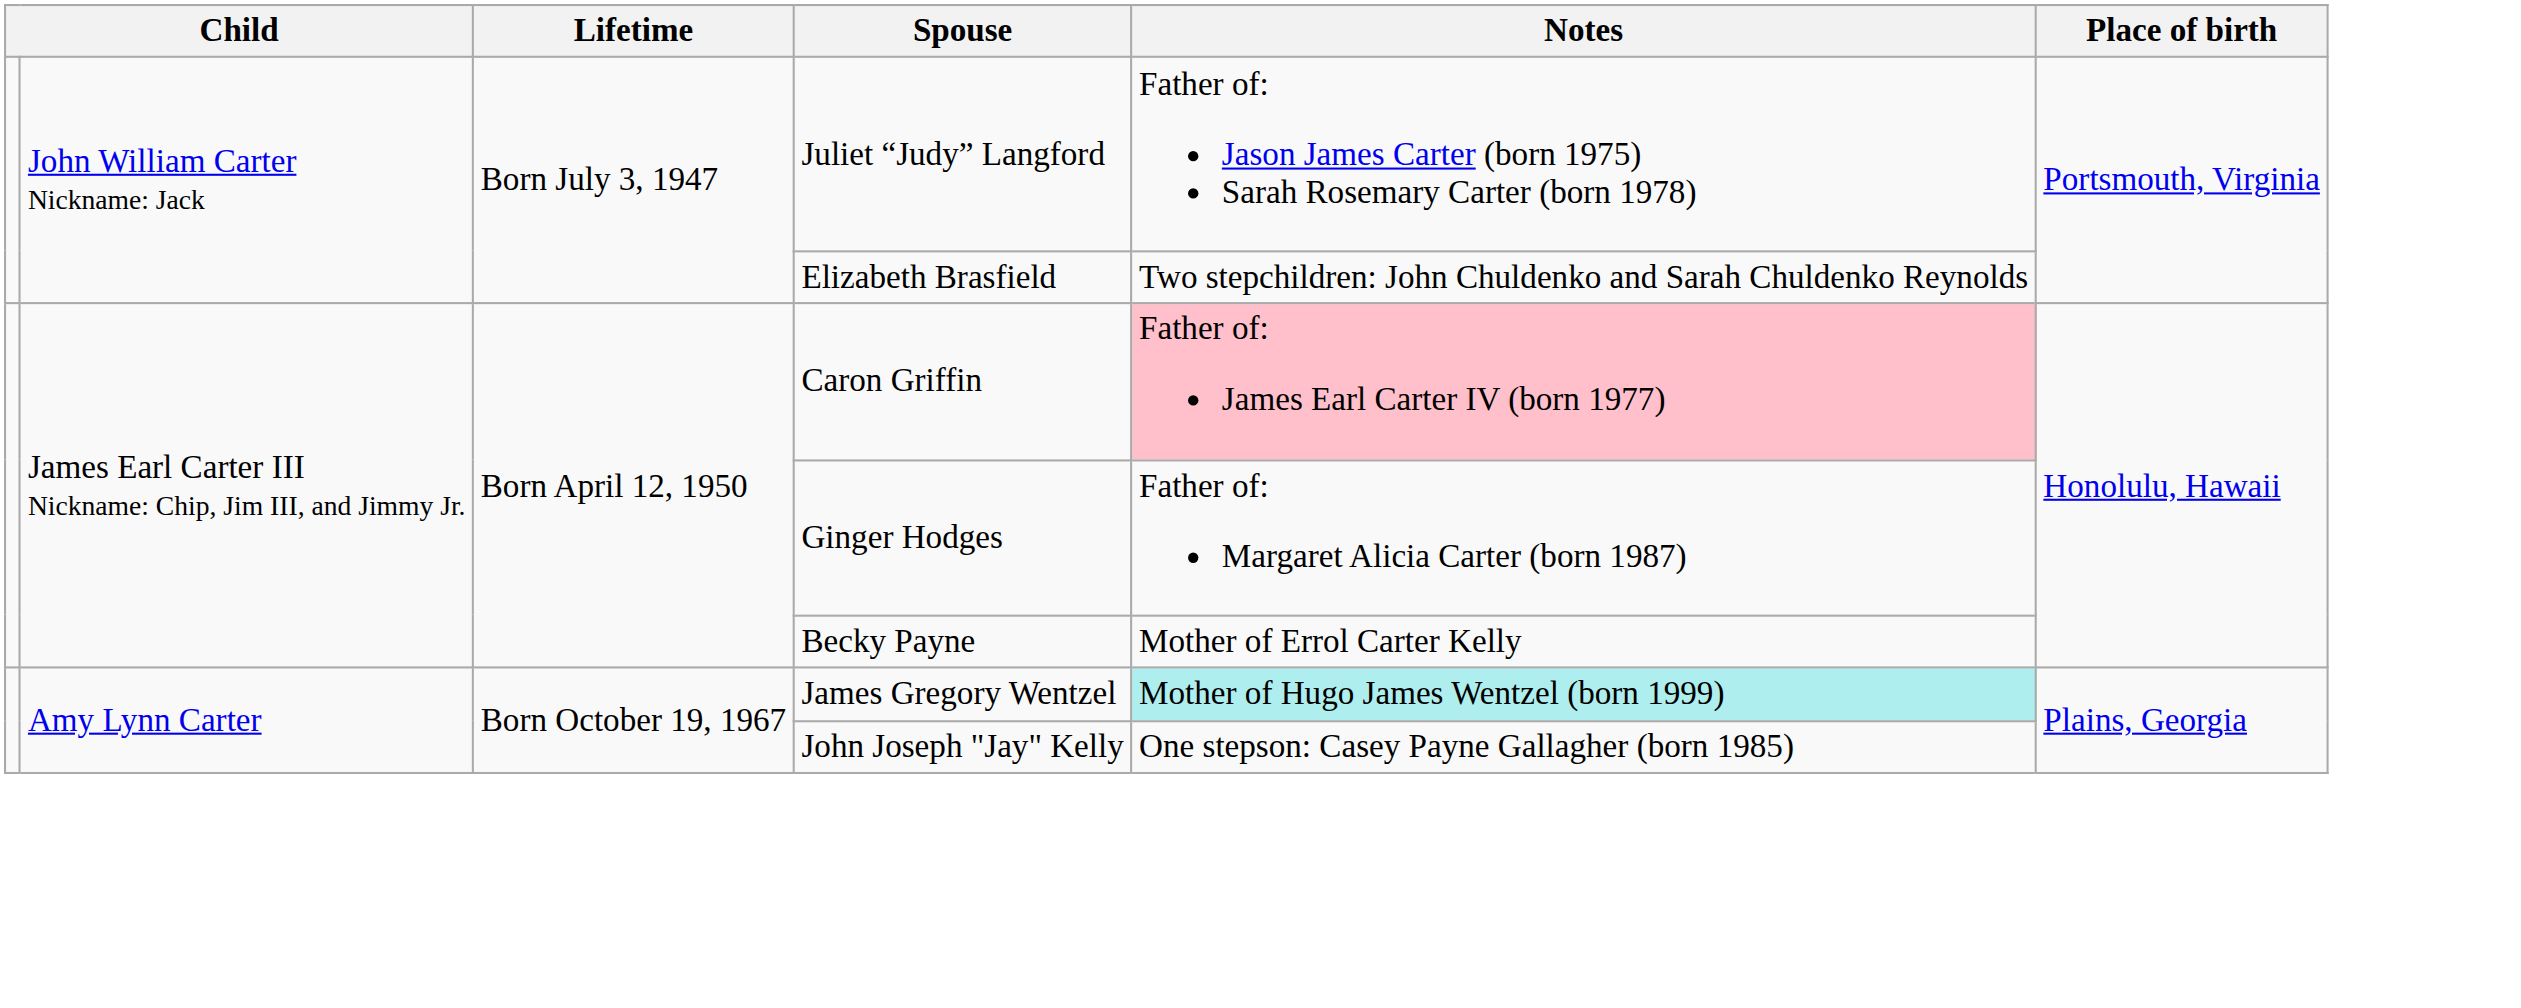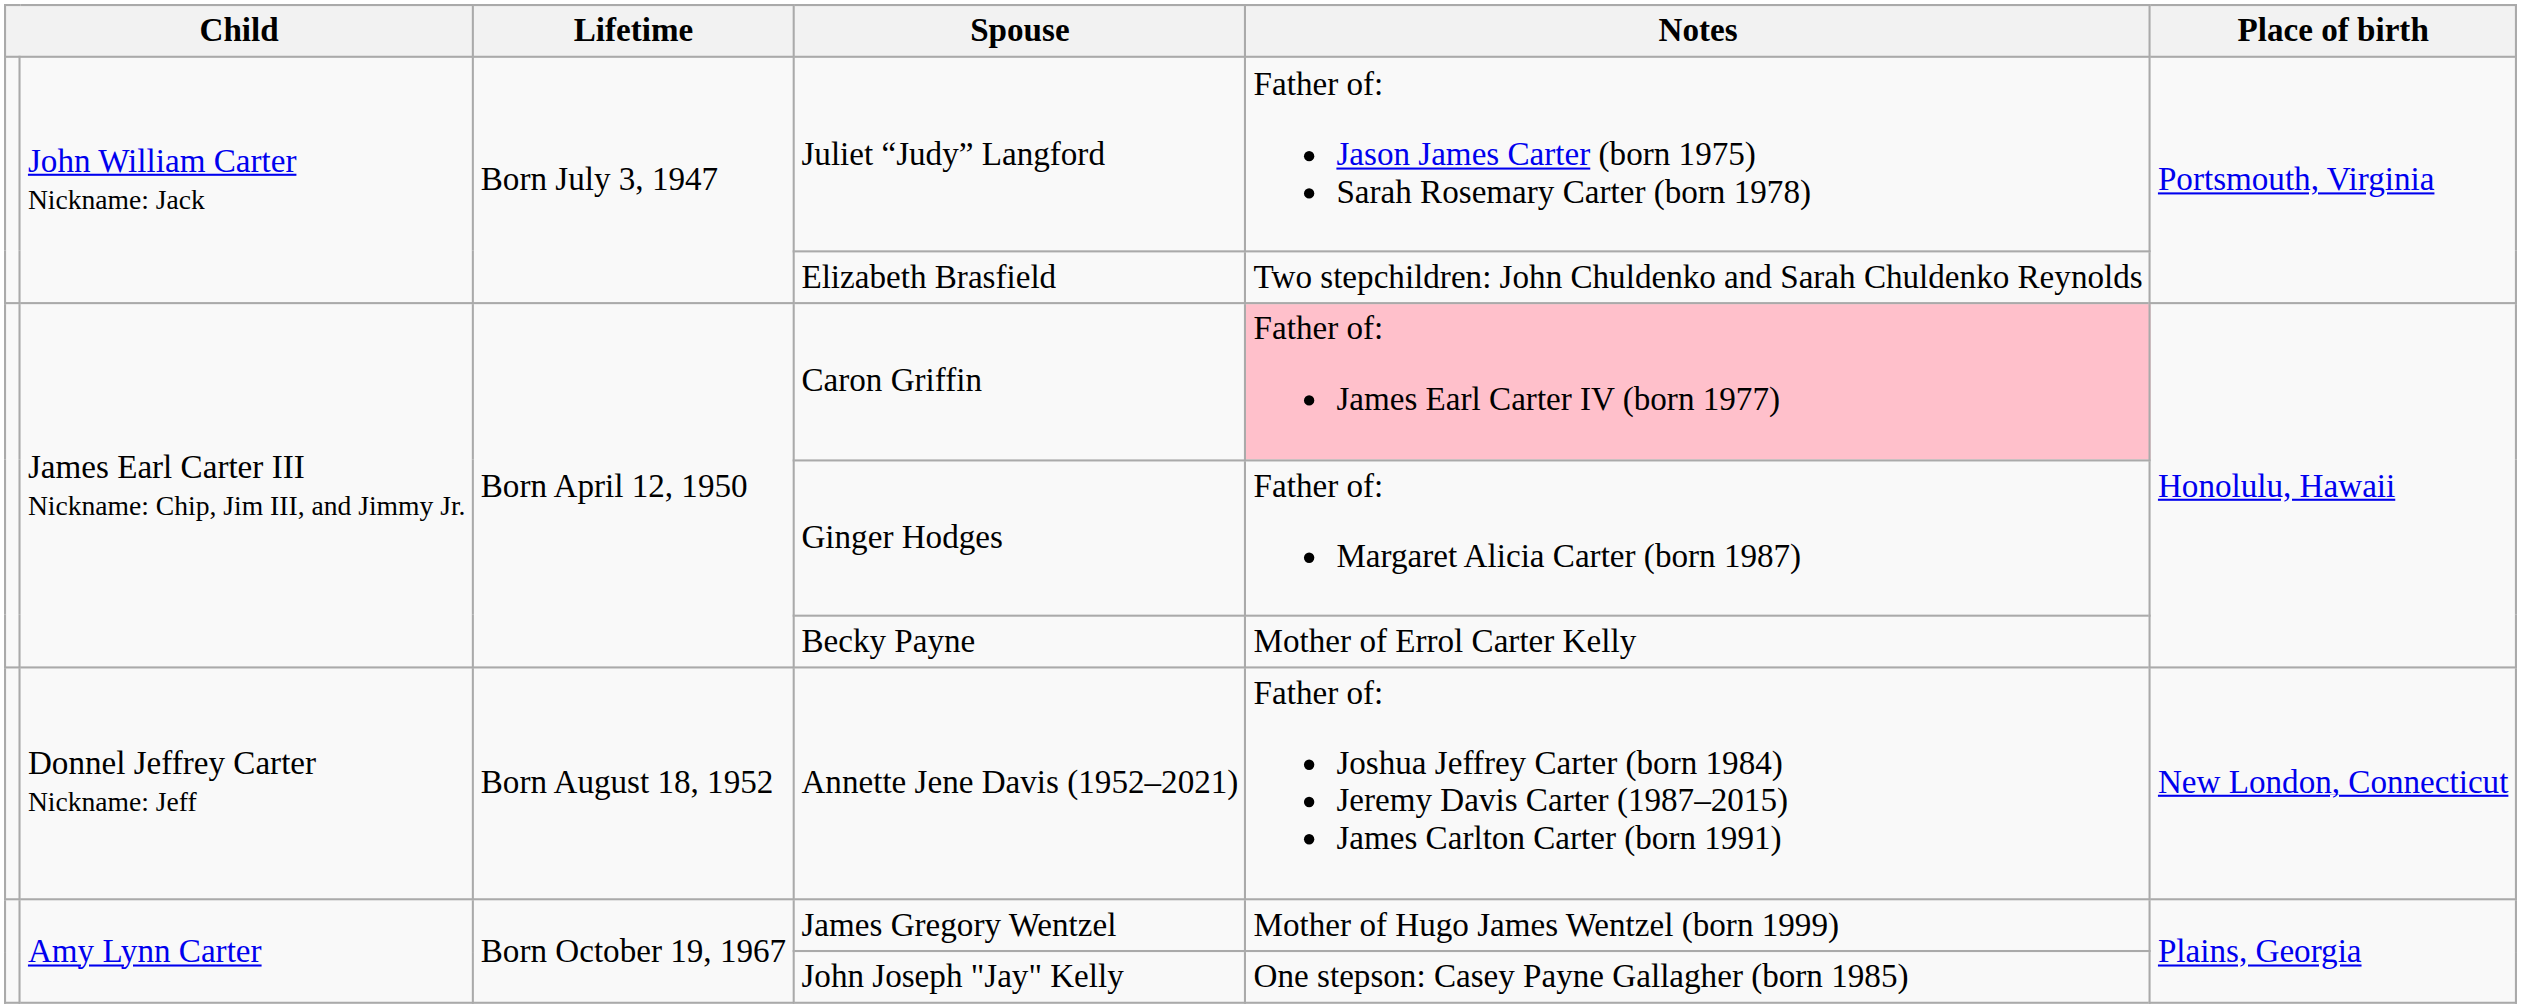+ row: (1020, 782)
(1432, 693) paleturquoise background -> (1546, 924) no background
